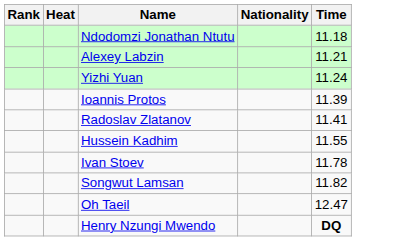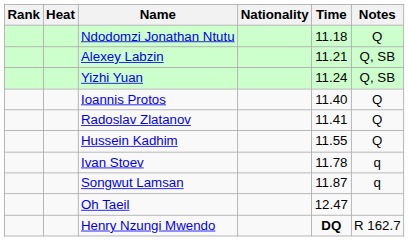+ column: (377, 15)
(331, 99) 11.39 -> (331, 99) 11.40
(331, 183) 11.82 -> (331, 183) 11.87
